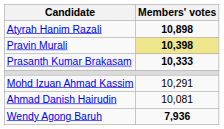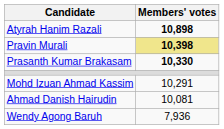(177, 62) 10,333 -> (177, 62) 10,330
(177, 116) bold -> (177, 116) normal
